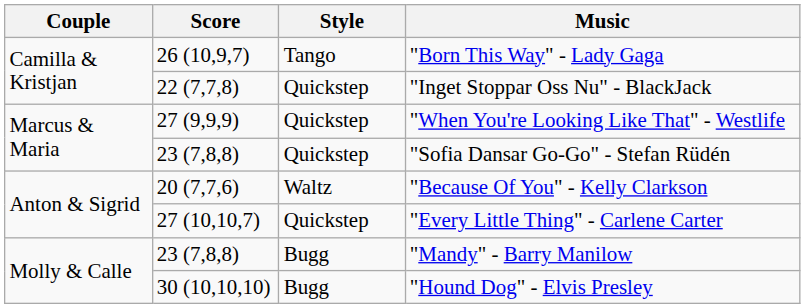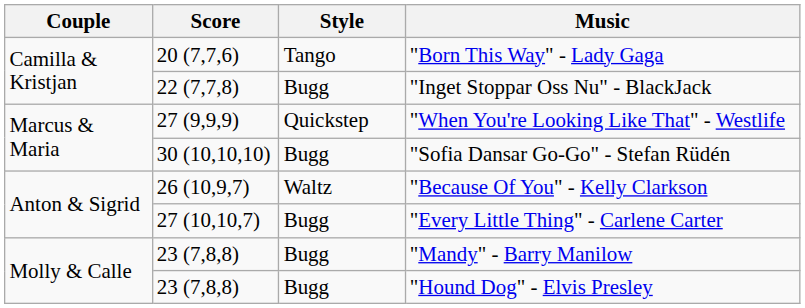(203, 54) 26 (10,9,7) -> (198, 54) 20 (7,7,6)
(326, 87) Quickstep -> (306, 87) Bugg
(198, 154) 23 (7,8,8) -> (214, 154) 30 (10,10,10)
(326, 154) Quickstep -> (306, 154) Bugg
(198, 187) 20 (7,7,6) -> (203, 187) 26 (10,9,7)
(326, 220) Quickstep -> (306, 220) Bugg
(214, 287) 30 (10,10,10) -> (198, 287) 23 (7,8,8)
